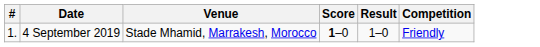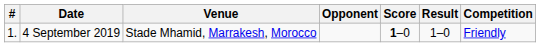+ column: (350, 14)
